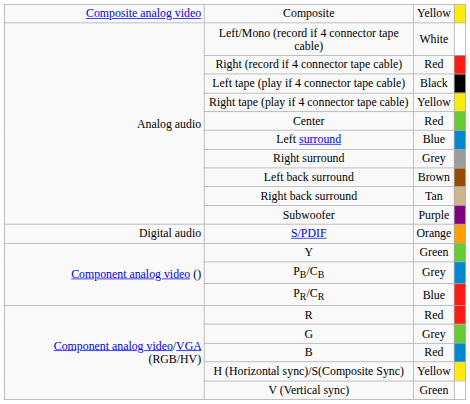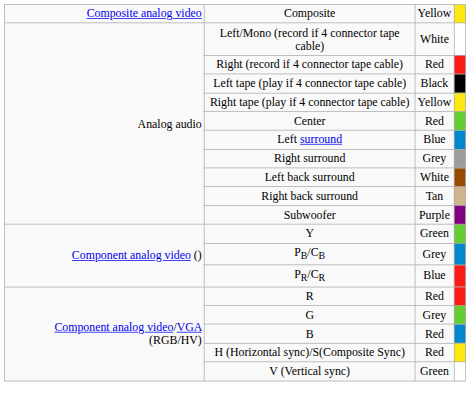(434, 177) Brown -> (434, 177) White
- row: (309, 233)
(434, 371) Yellow -> (434, 352) Red
